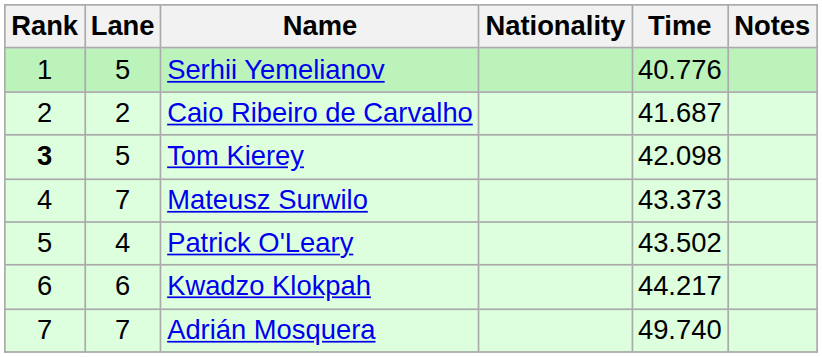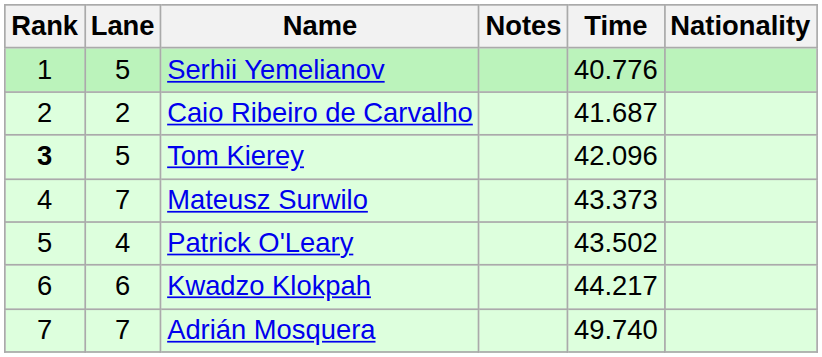columns swapped: (555, 26) <-> (772, 26)
(680, 156) 42.098 -> (616, 156) 42.096
